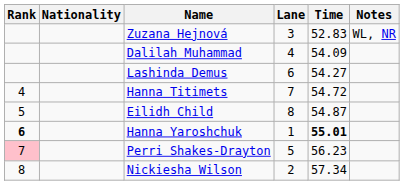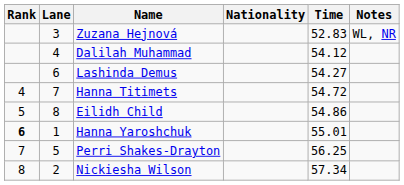columns swapped: (291, 14) <-> (81, 14)
(329, 53) 54.09 -> (329, 53) 54.12
(329, 112) 54.87 -> (329, 112) 54.86
(329, 131) bold -> (329, 131) normal
(22, 151) pink background -> (22, 151) no background
(329, 151) 56.23 -> (329, 151) 56.25
